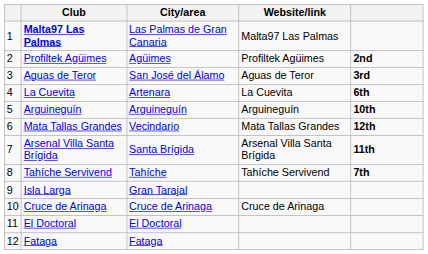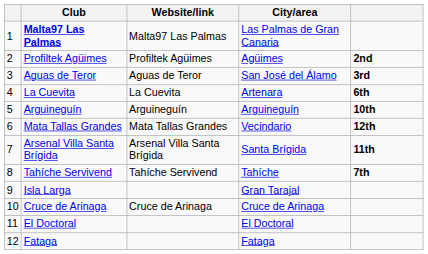columns swapped: (183, 13) <-> (295, 13)
